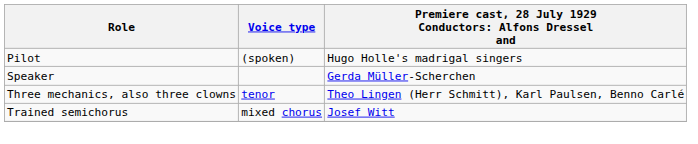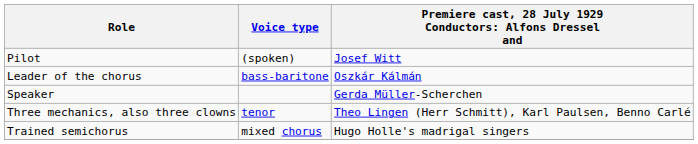(425, 58) Hugo Holle's madrigal singers -> (368, 58) Josef Witt
+ row: (74, 76)
(361, 112) Josef Witt -> (432, 130) Hugo Holle's madrigal singers
